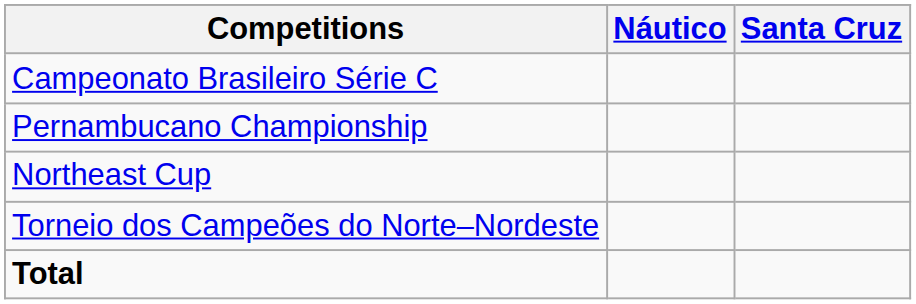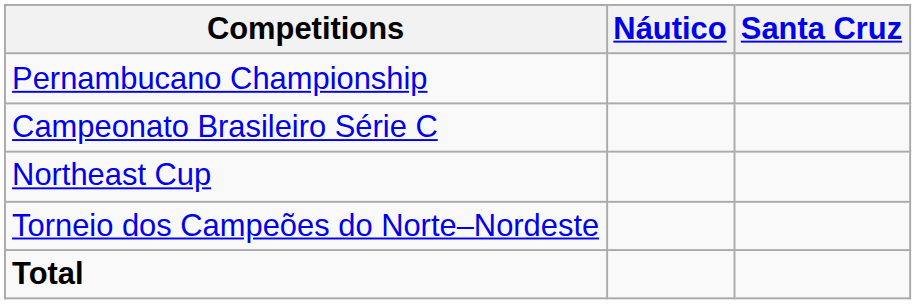rows swapped: (225, 77) <-> (220, 126)
